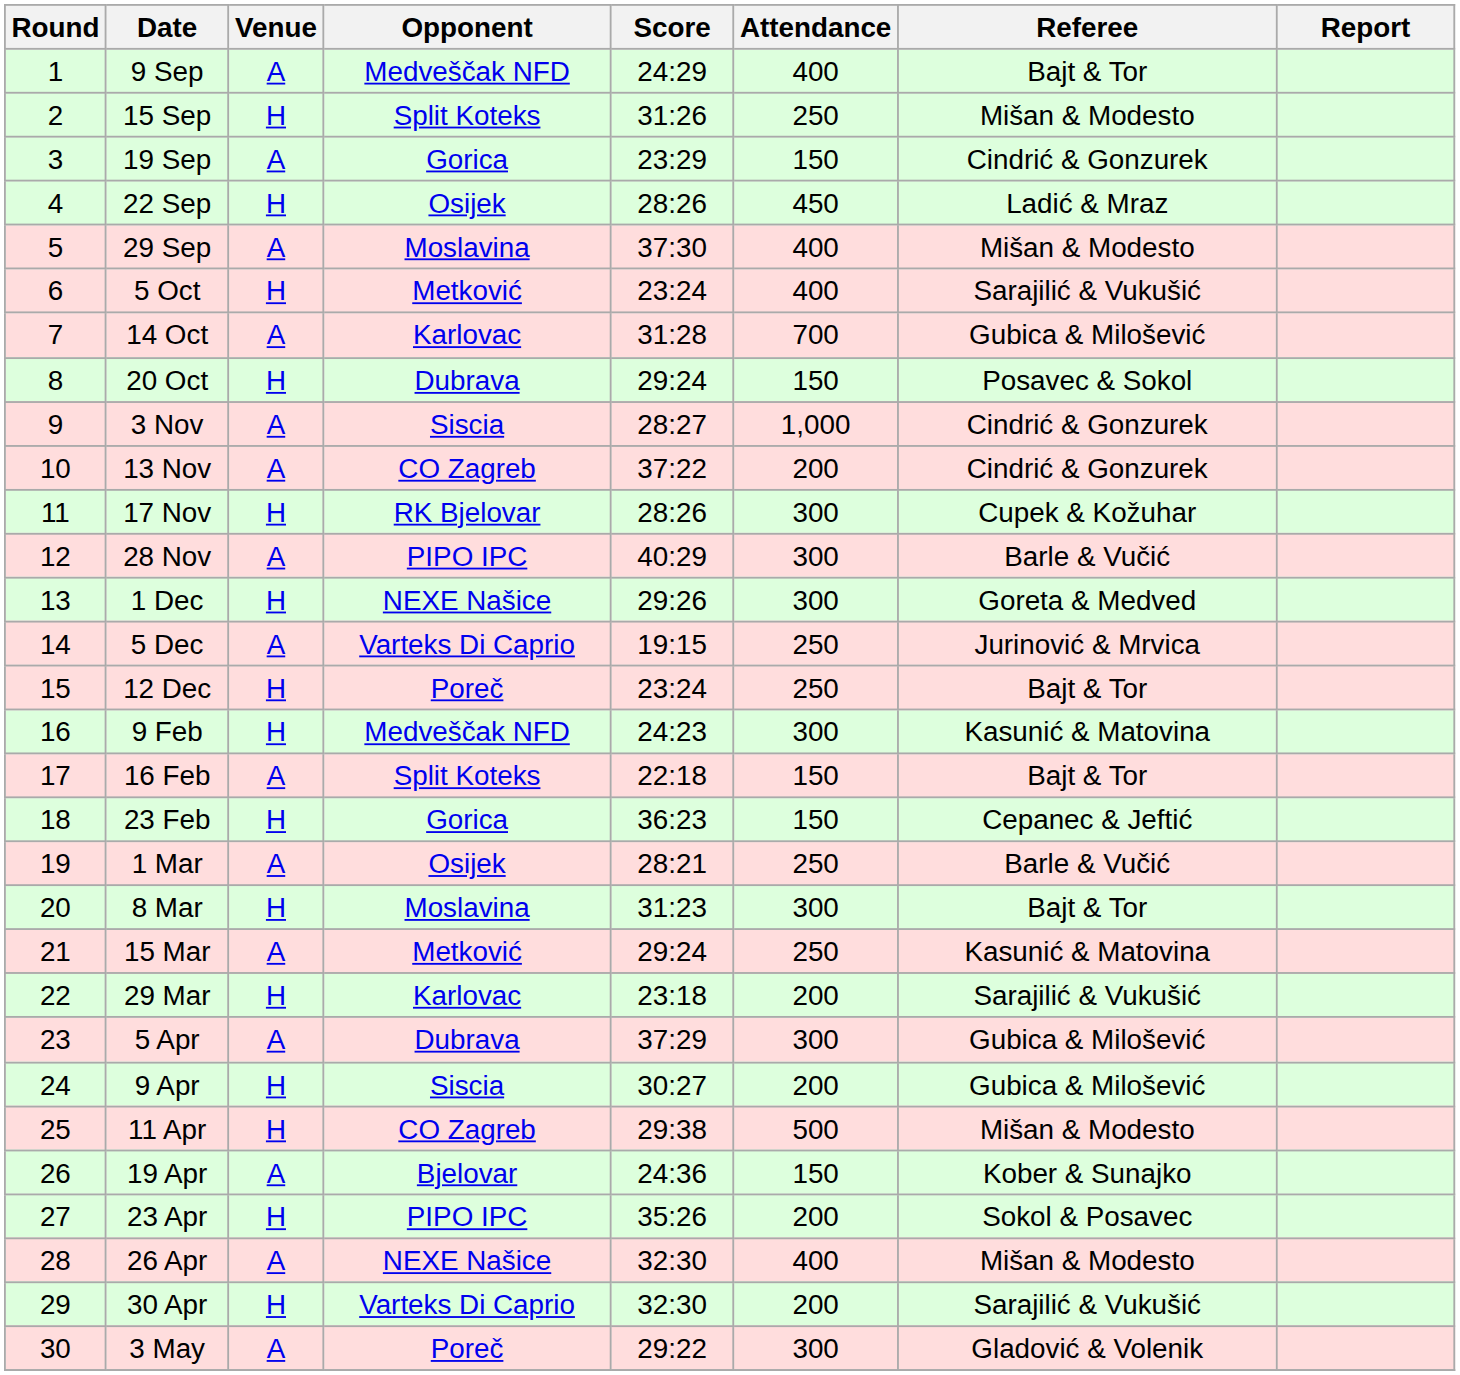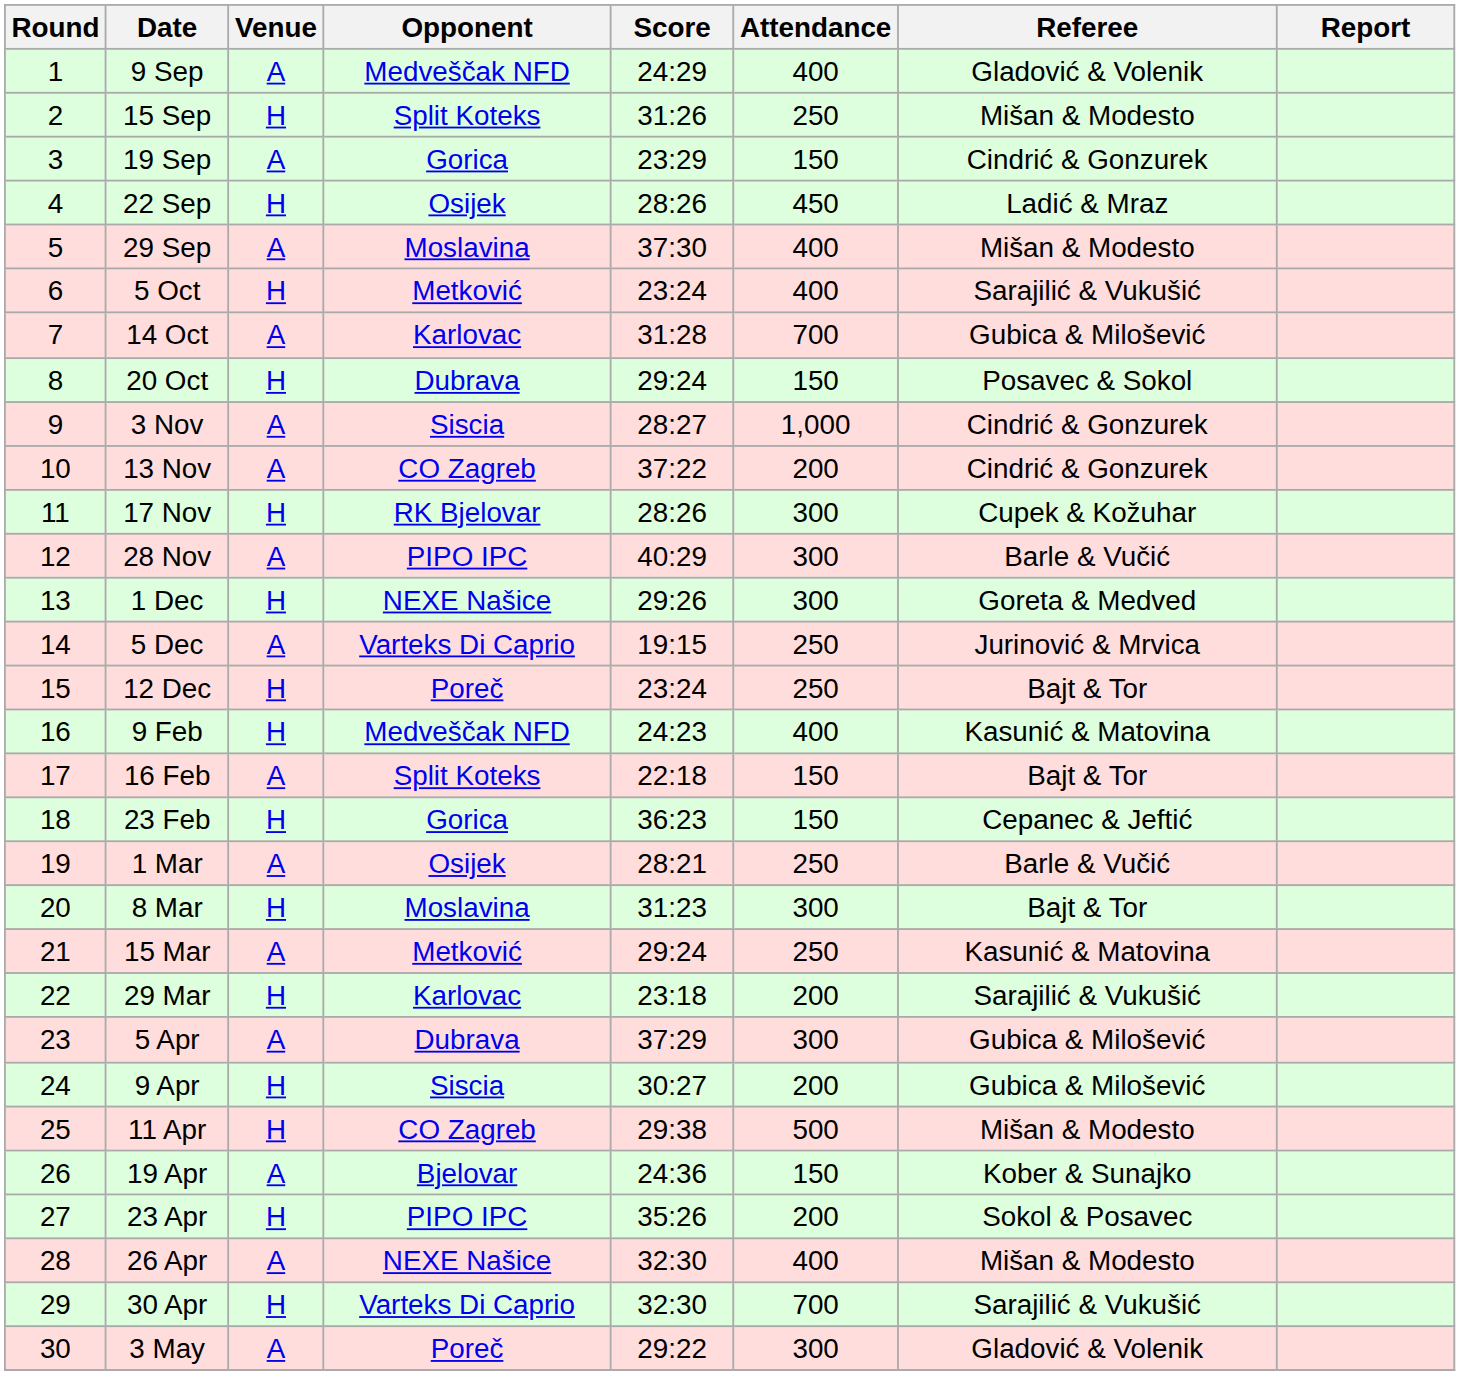(1087, 71) Bajt & Tor -> (1087, 71) Gladović & Volenik
(816, 732) 300 -> (816, 732) 400
(816, 1304) 200 -> (816, 1304) 700
